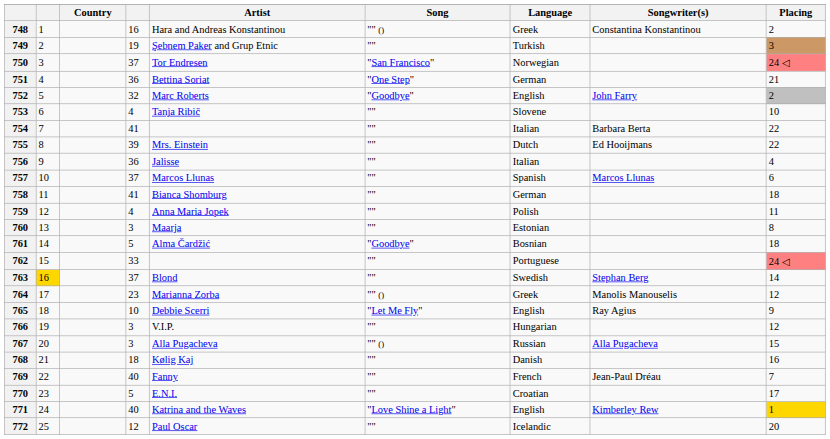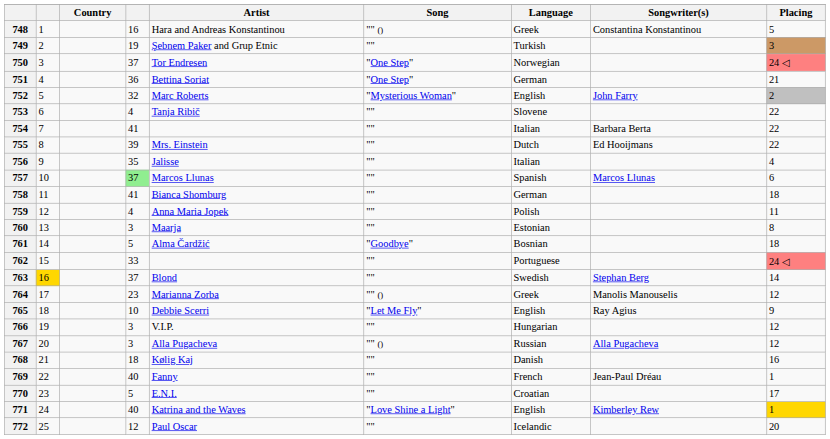(771, 29) 2 -> (772, 29) 5
(401, 62) "San Francisco" -> (390, 62) "One Step"
(390, 95) "Goodbye" -> (411, 95) "Mysterious Woman"
(774, 112) 10 -> (774, 112) 22
(133, 161) 36 -> (133, 161) 35
(133, 178) no background -> (133, 178) lightgreen background
(774, 343) 15 -> (774, 343) 12
(771, 376) 7 -> (772, 376) 1
